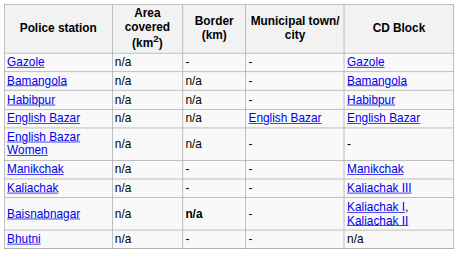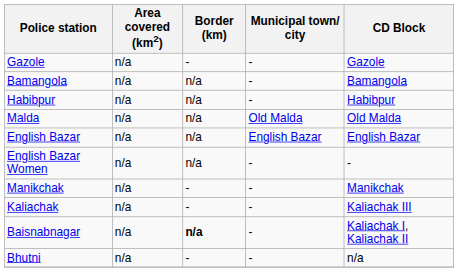+ row: (23, 118)
